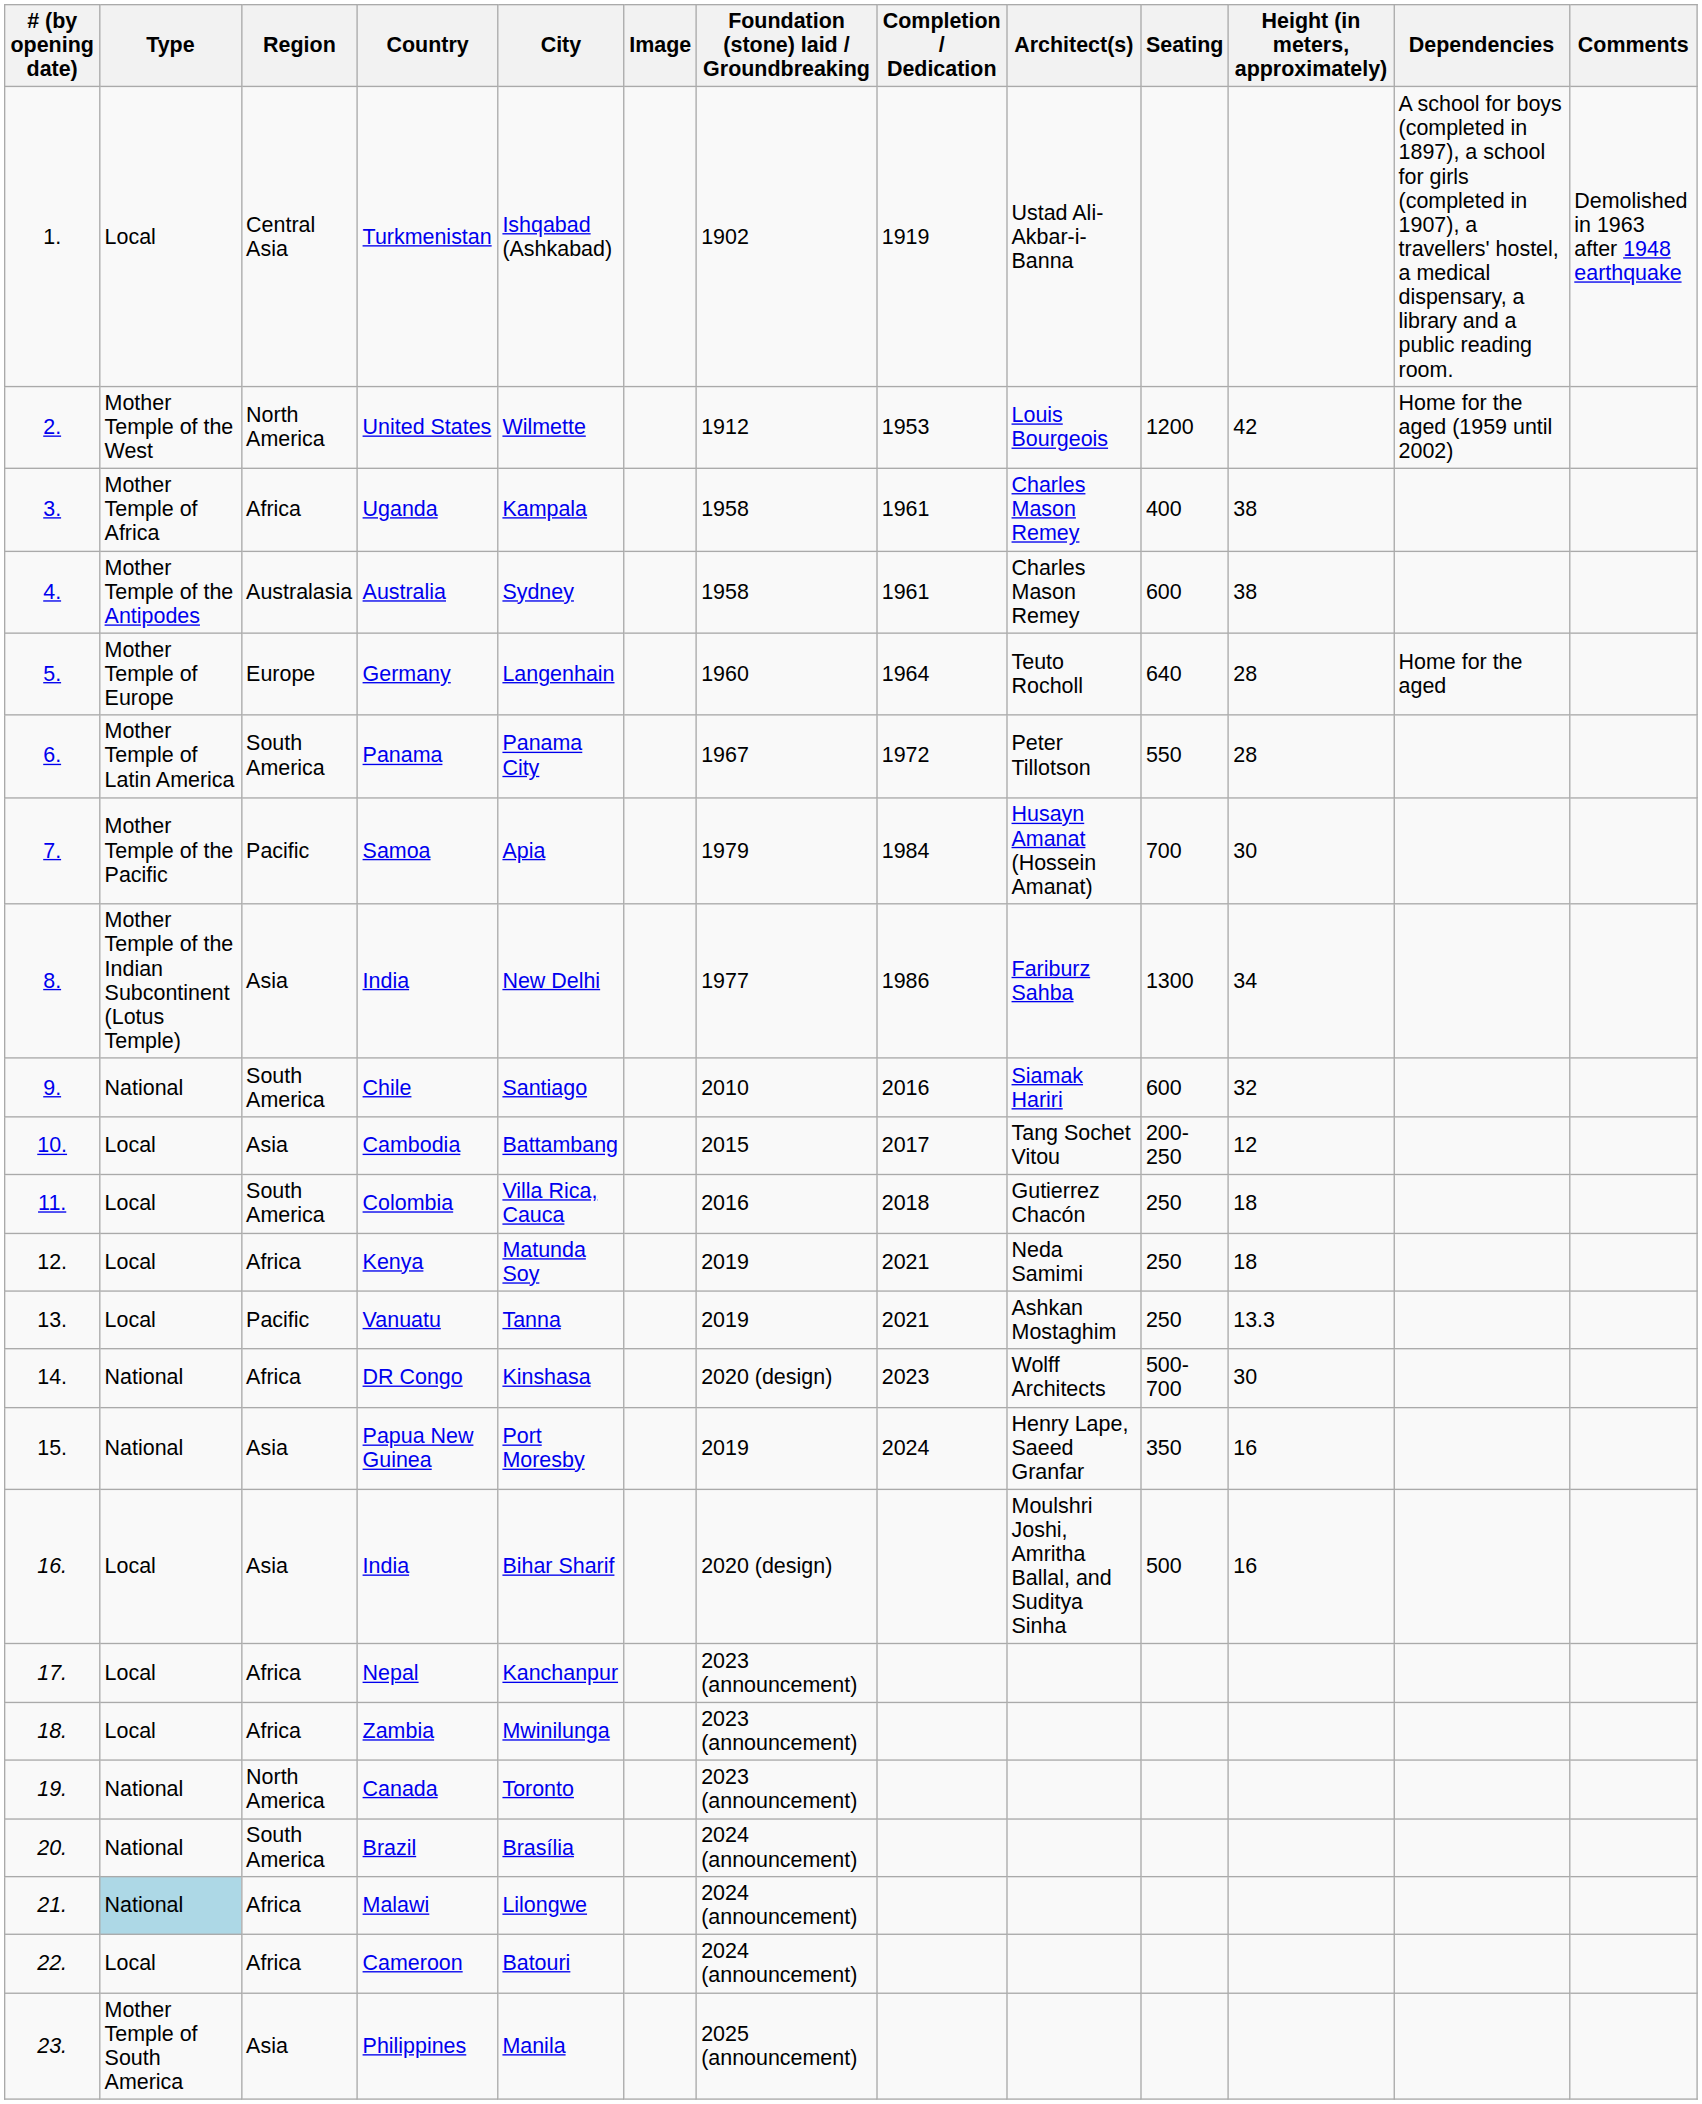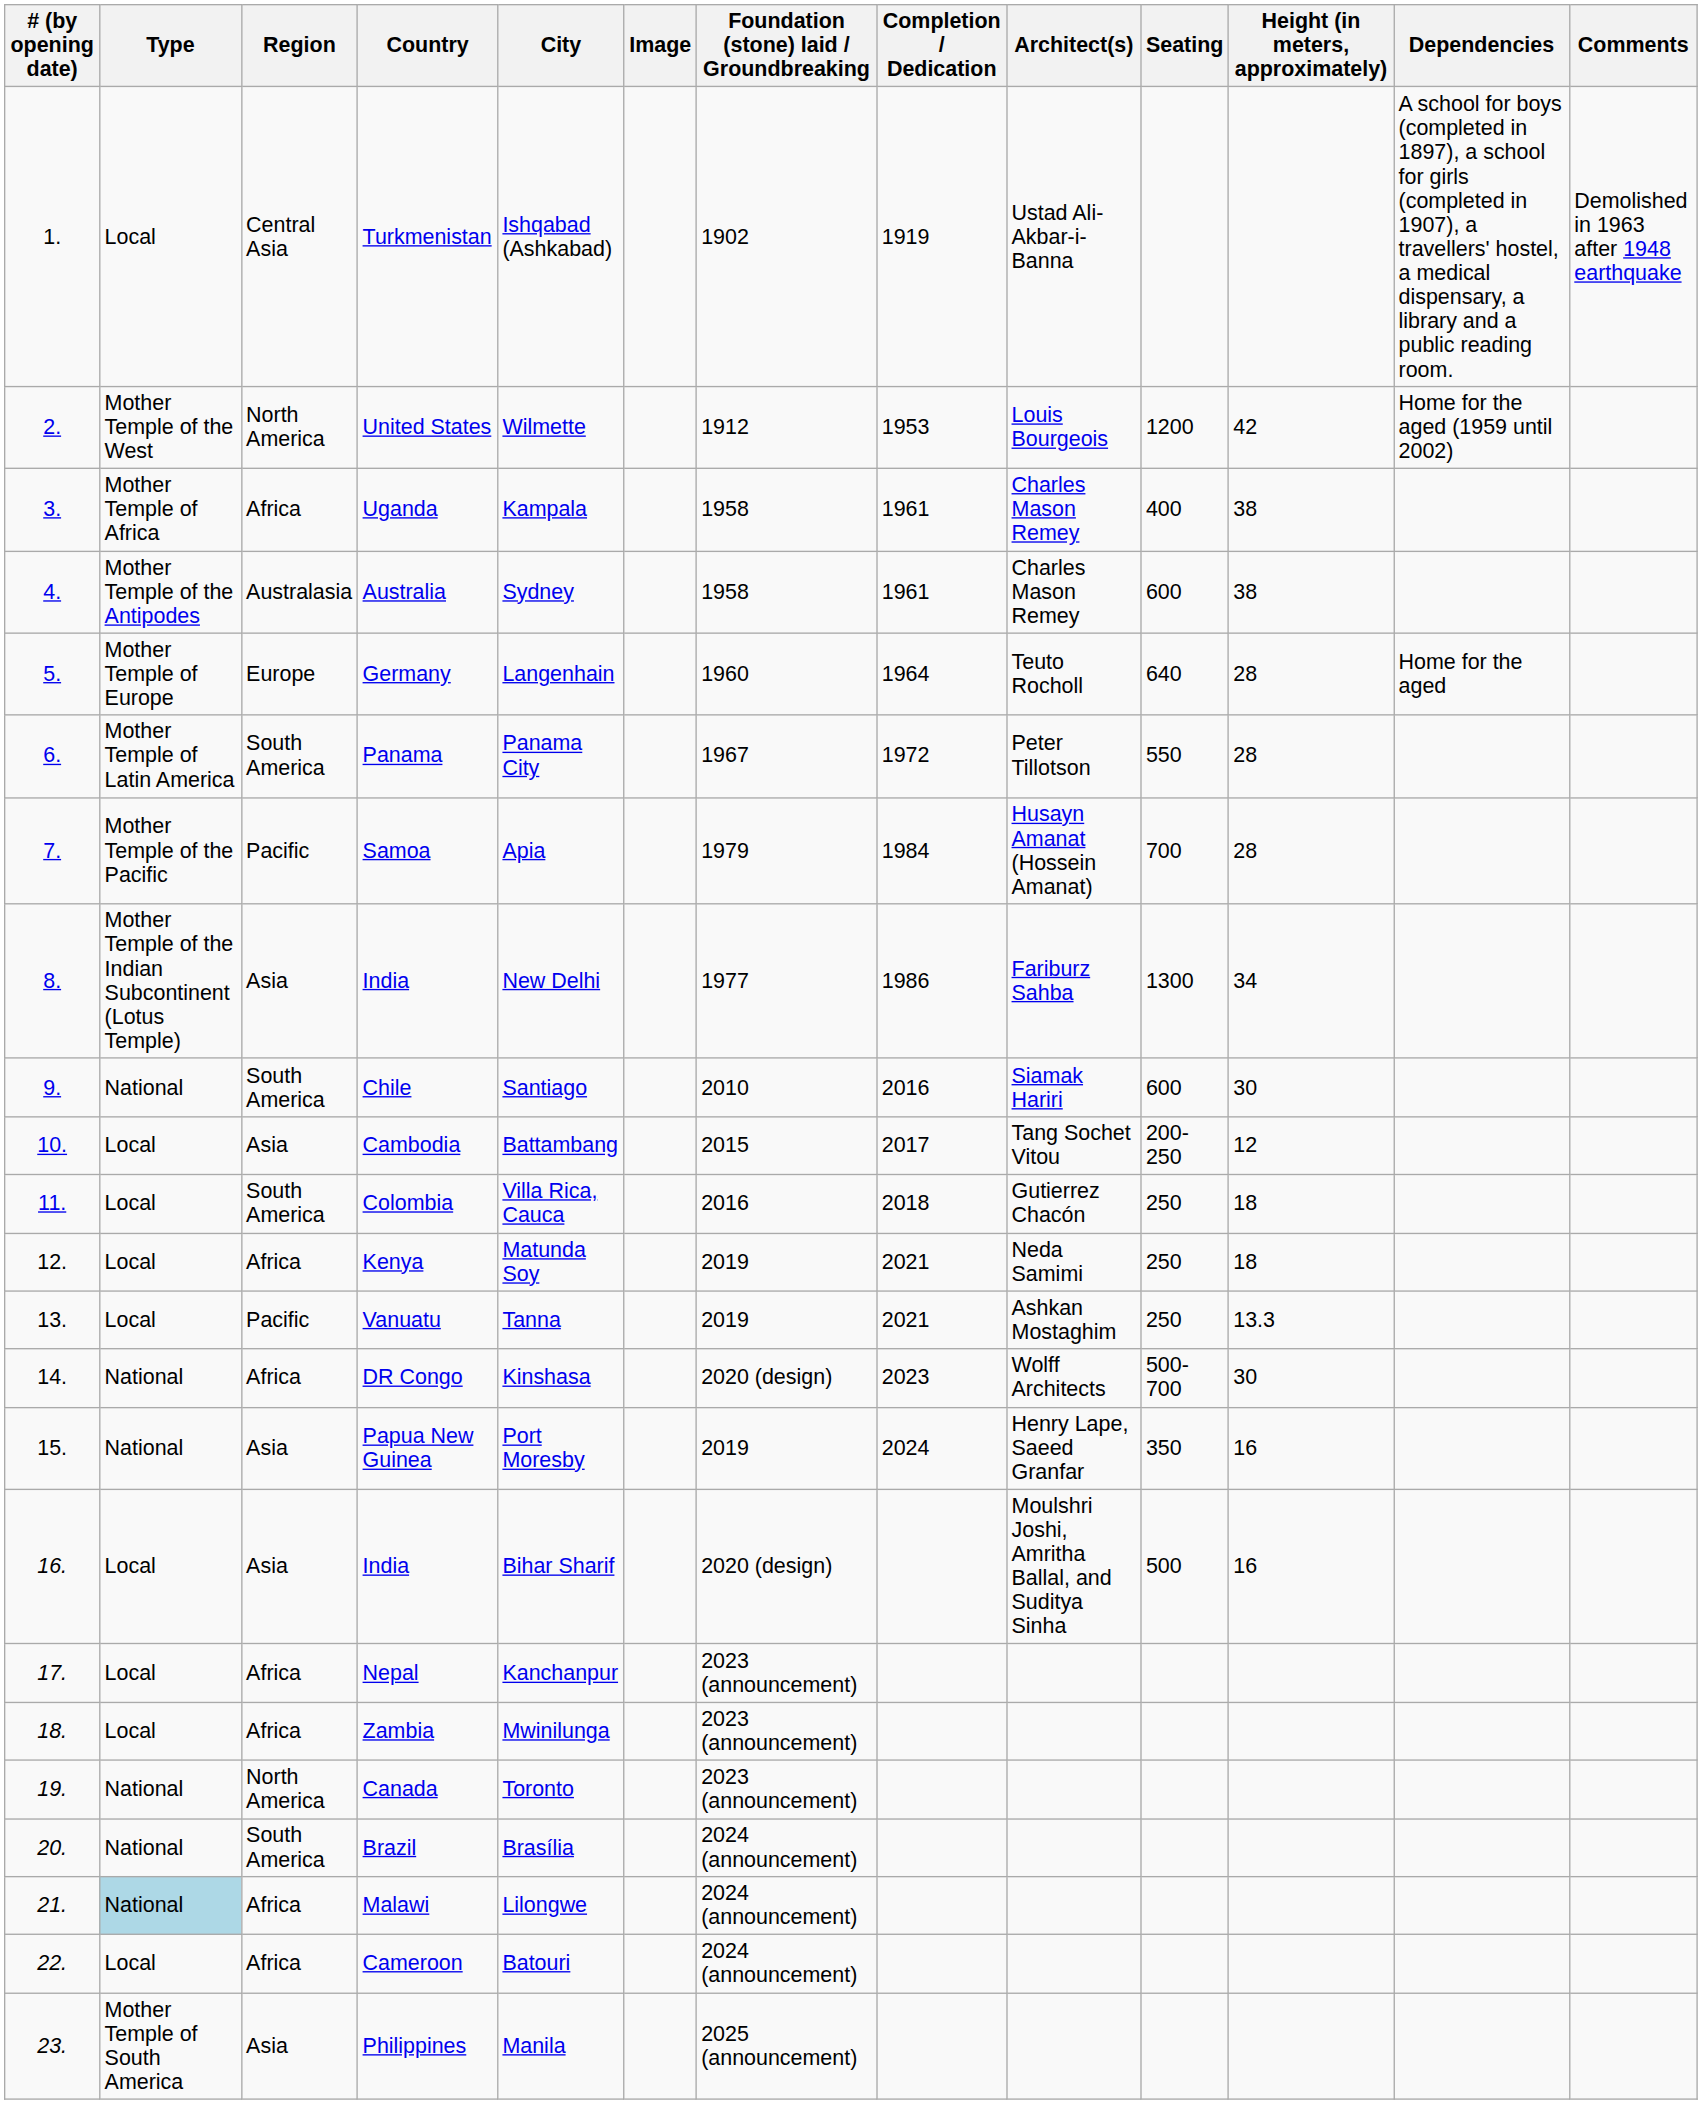(1245, 850) 30 -> (1245, 850) 28
(1245, 1087) 32 -> (1245, 1087) 30
